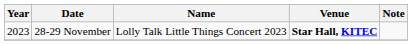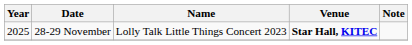(18, 31) 2023 -> (18, 31) 2025
